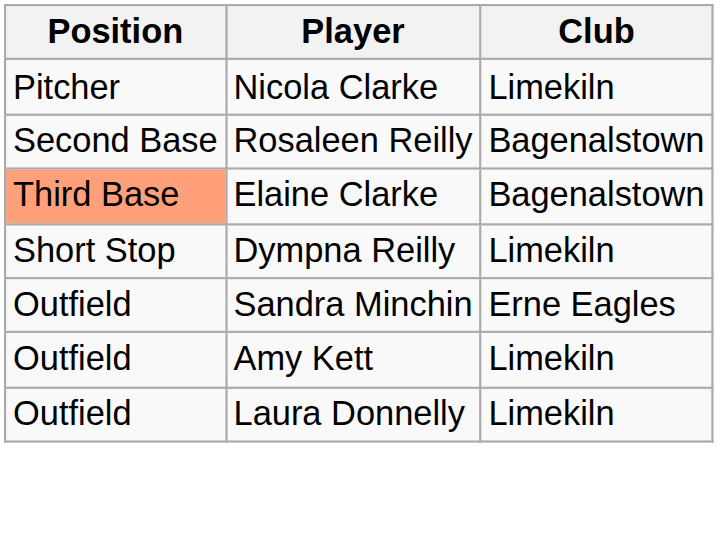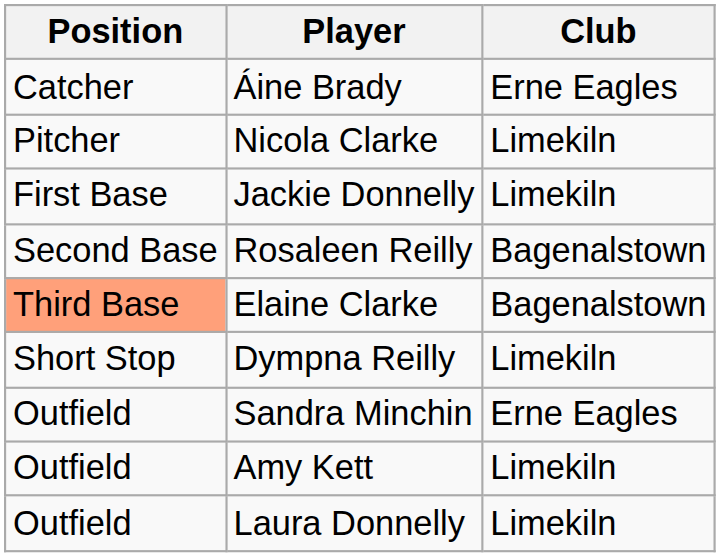+ row: (318, 86)
+ row: (354, 195)
